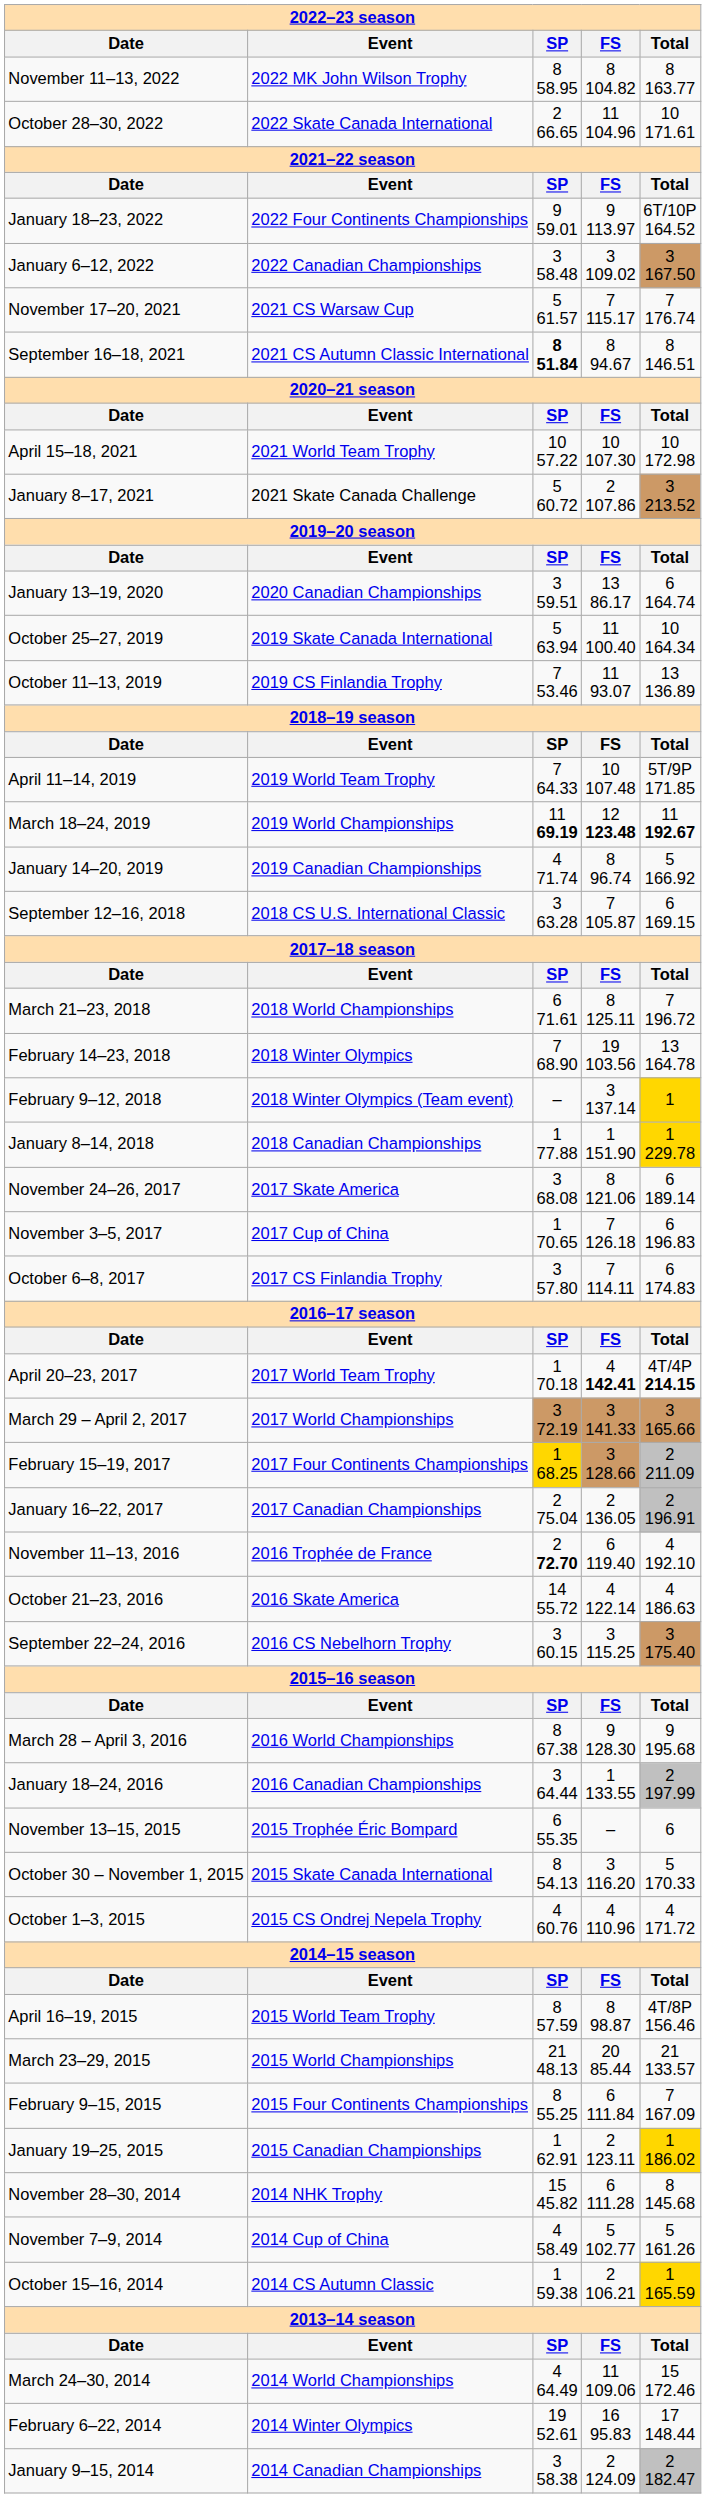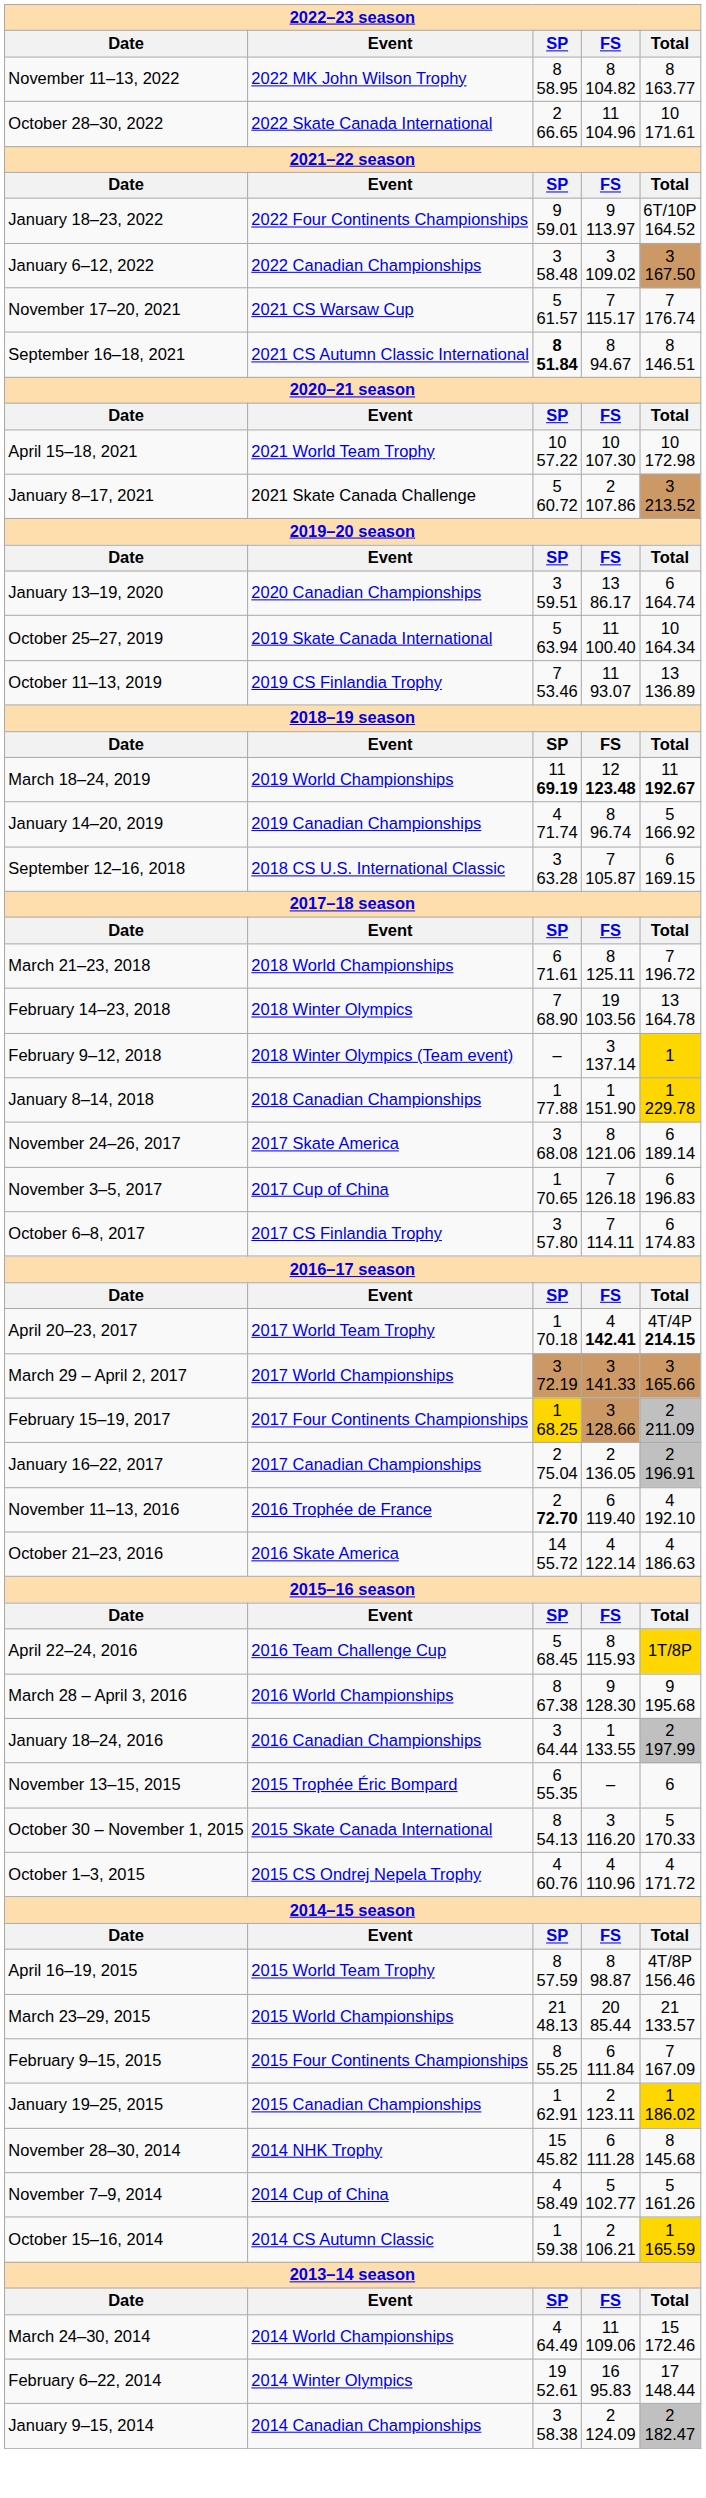- row: (72, 779)
- row: (97, 1643)
+ row: (73, 1651)
